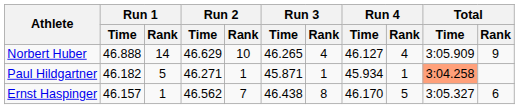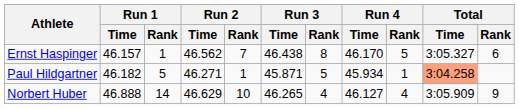rows swapped: (47, 54) <-> (52, 94)
(324, 74) 1 -> (324, 74) 5
